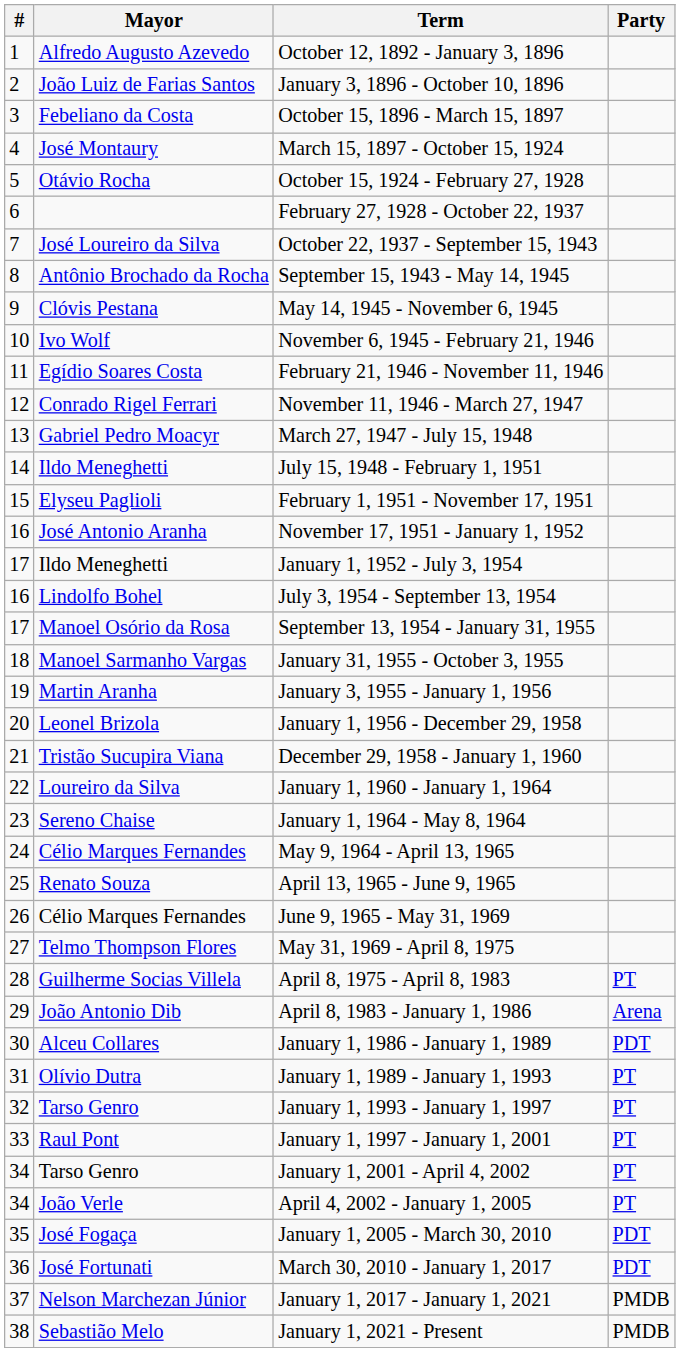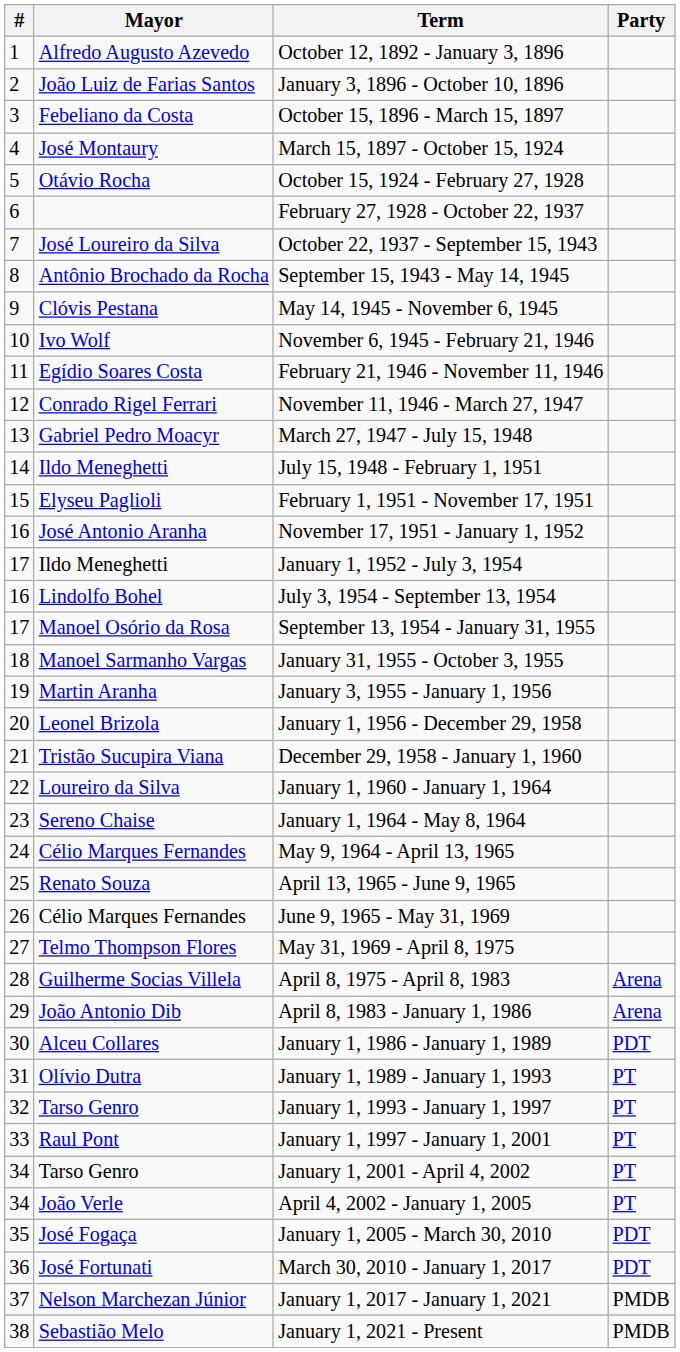(624, 979) PT -> (637, 979) Arena
